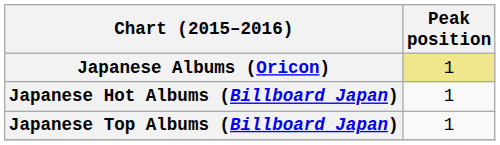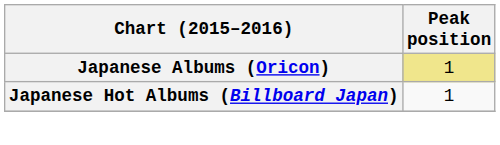- row: (204, 125)
